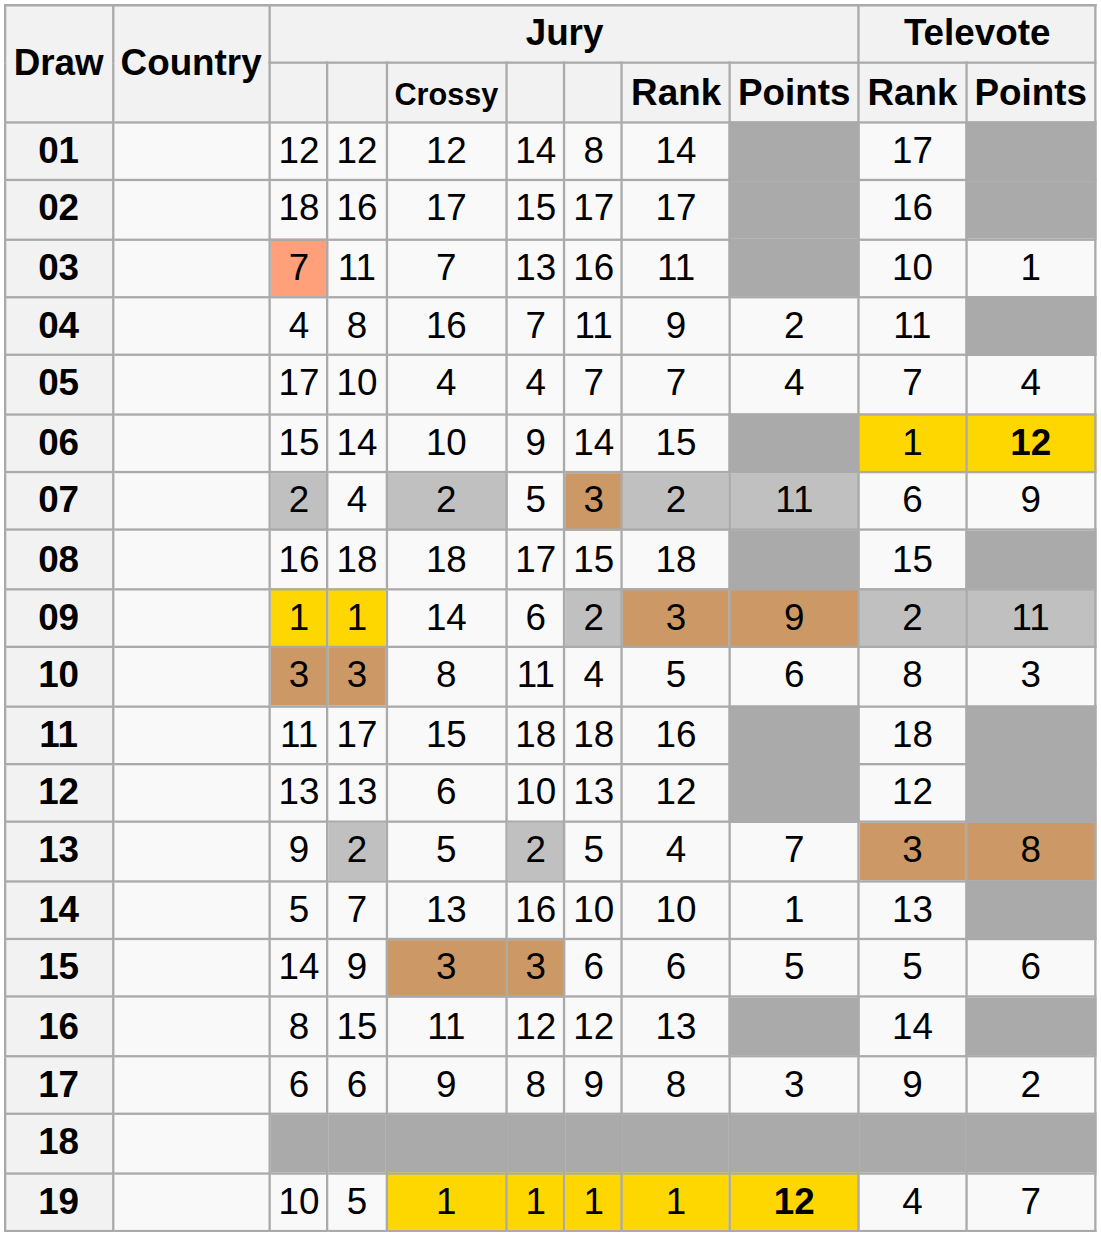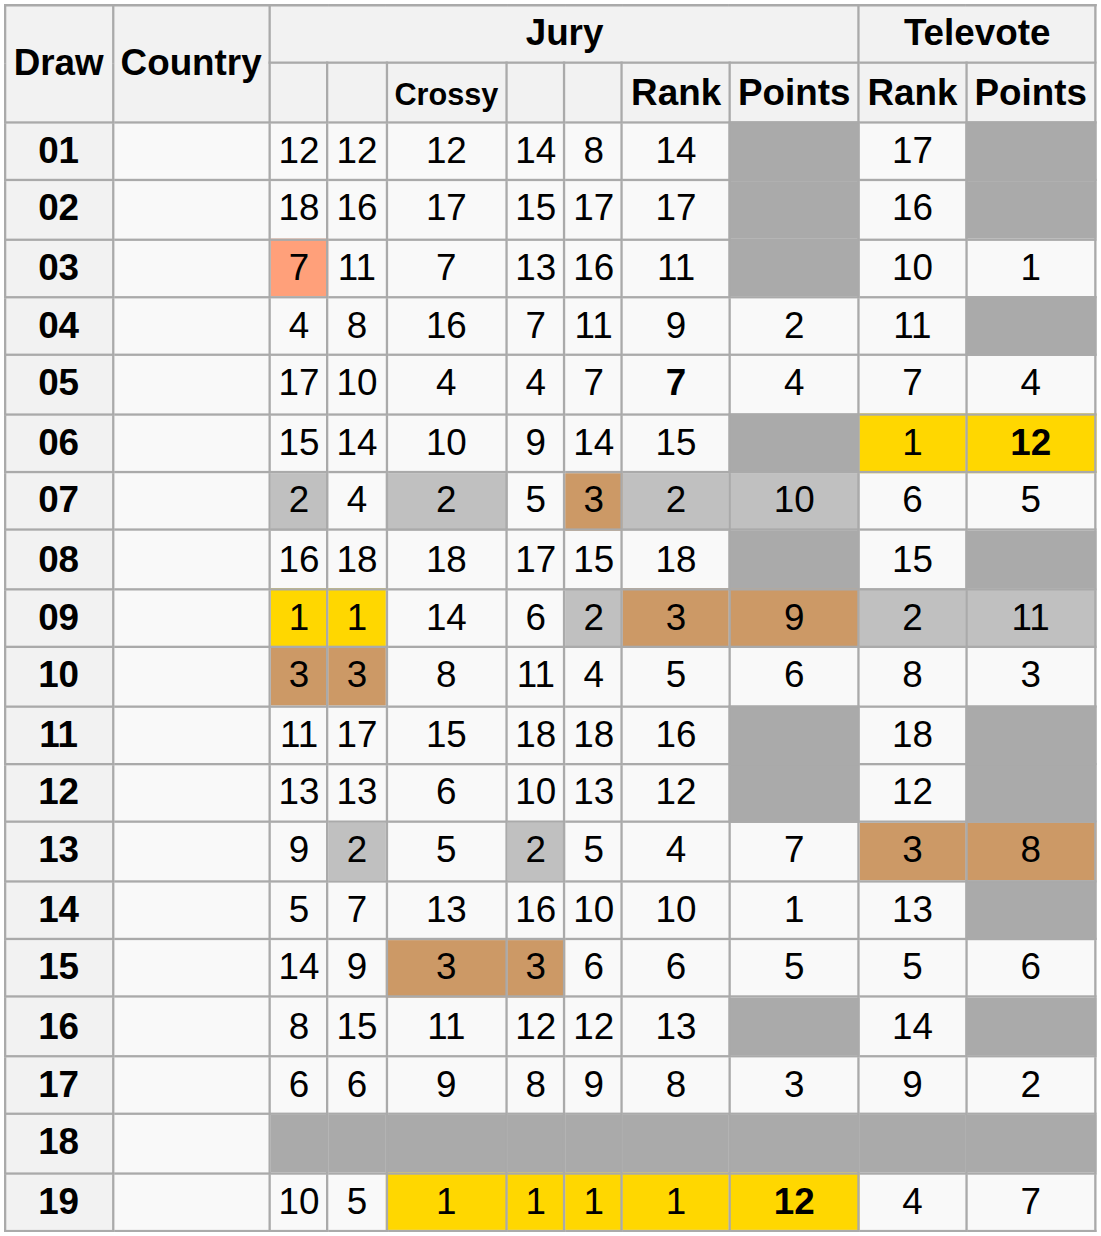(676, 383) normal -> (676, 383) bold
(794, 500) 11 -> (794, 500) 10
(1031, 500) 9 -> (1031, 500) 5
